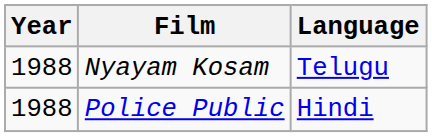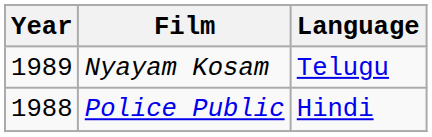(42, 68) 1988 -> (42, 68) 1989
